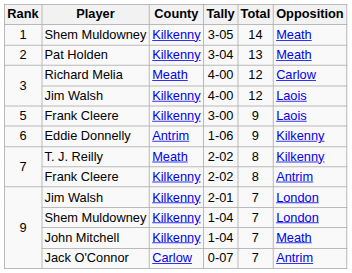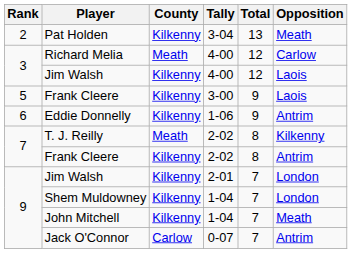- row: (95, 34)
(171, 136) Antrim -> (176, 116) Kilkenny
(300, 136) Kilkenny -> (295, 116) Antrim
